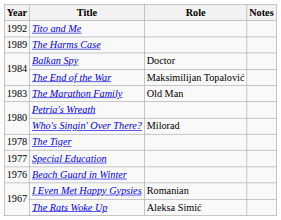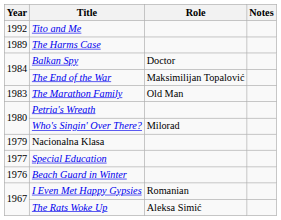+ row: (68, 142)
- row: (52, 142)
